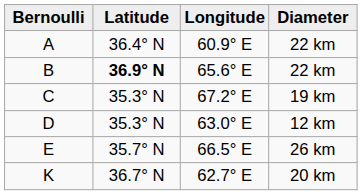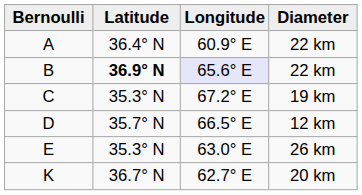(225, 70) no background -> (225, 70) lavender background
(137, 123) 35.3° N -> (137, 123) 35.7° N
(225, 123) 63.0° E -> (225, 123) 66.5° E
(137, 149) 35.7° N -> (137, 149) 35.3° N
(225, 149) 66.5° E -> (225, 149) 63.0° E
